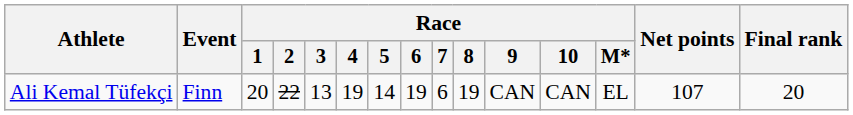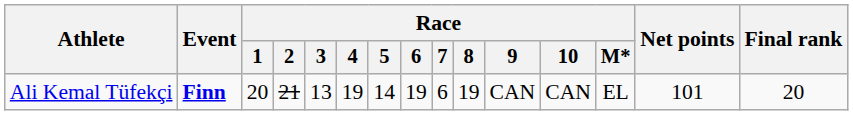(202, 92) normal -> (204, 92) bold
(289, 92) 22 -> (289, 92) 21
(687, 92) 107 -> (687, 92) 101
